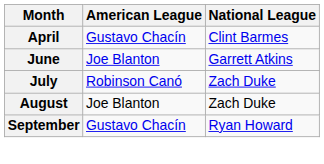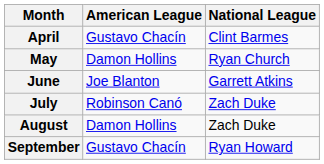+ row: (44, 59)
(123, 103) Joe Blanton -> (131, 125) Damon Hollins
